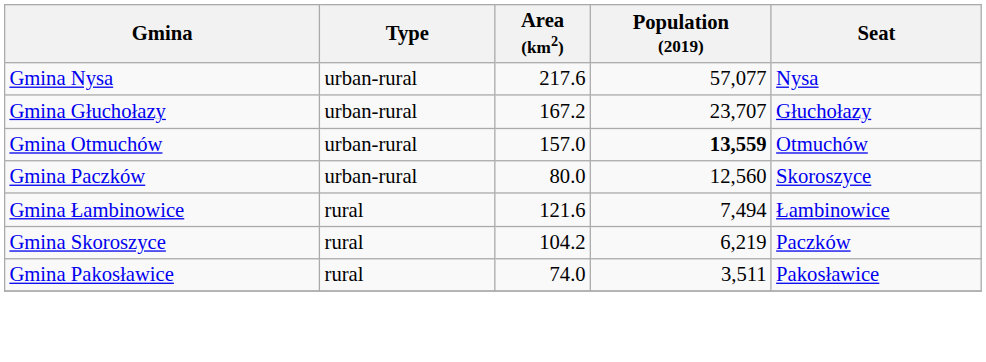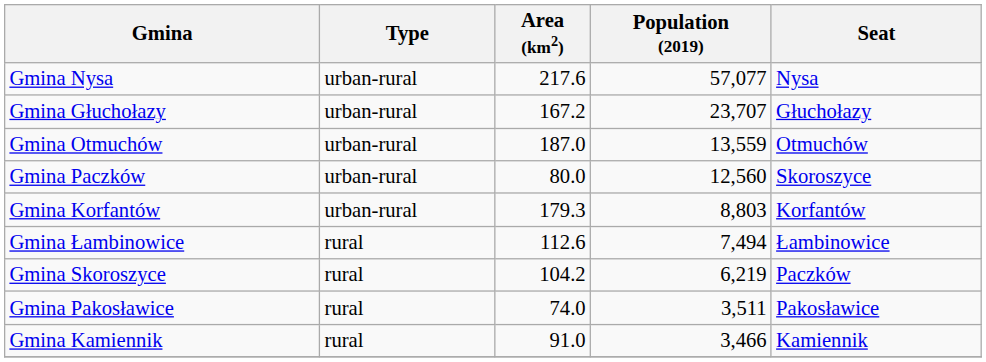(562, 144) 157.0 -> (562, 144) 187.0
(738, 144) bold -> (738, 144) normal
+ row: (85, 209)
(562, 209) 121.6 -> (563, 242) 112.6
+ row: (86, 340)
